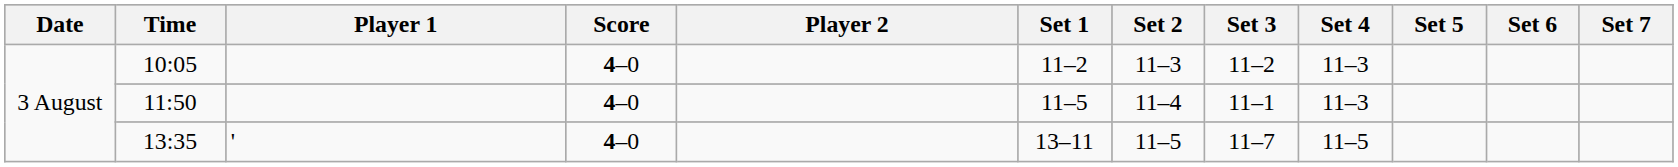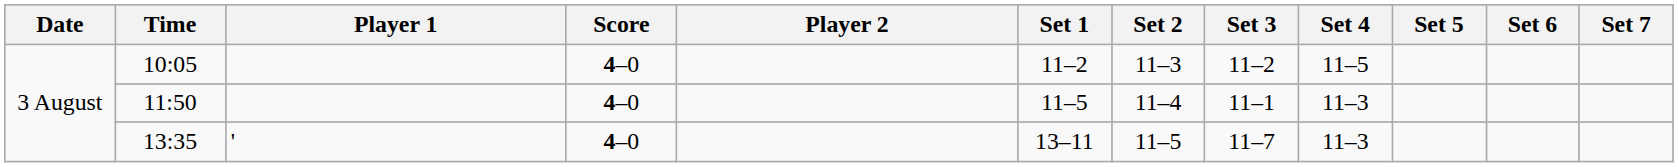(1345, 63) 11–3 -> (1345, 63) 11–5
(1345, 142) 11–5 -> (1345, 142) 11–3
